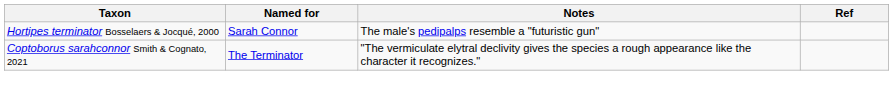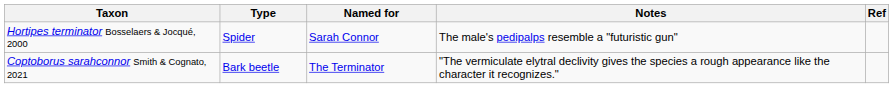+ column: (263, 13)
